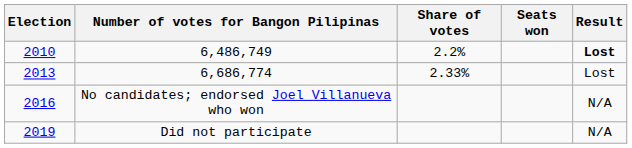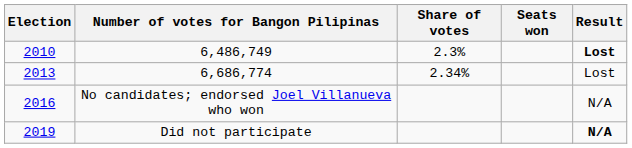(449, 52) 2.2% -> (449, 52) 2.3%
(449, 74) 2.33% -> (449, 74) 2.34%
(600, 132) normal -> (600, 132) bold
